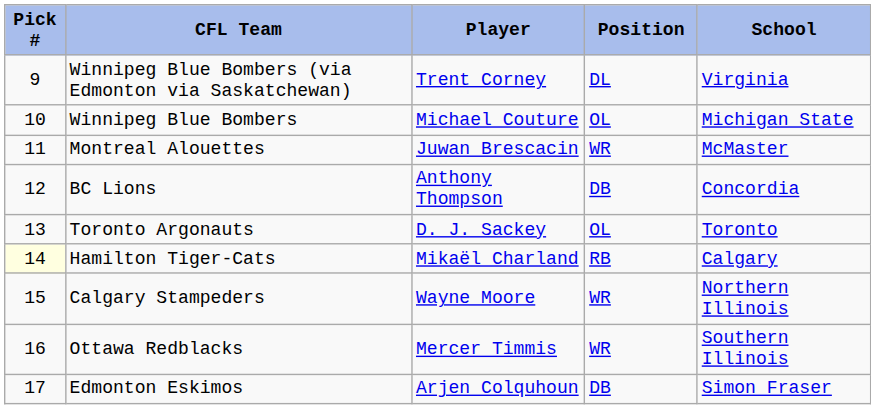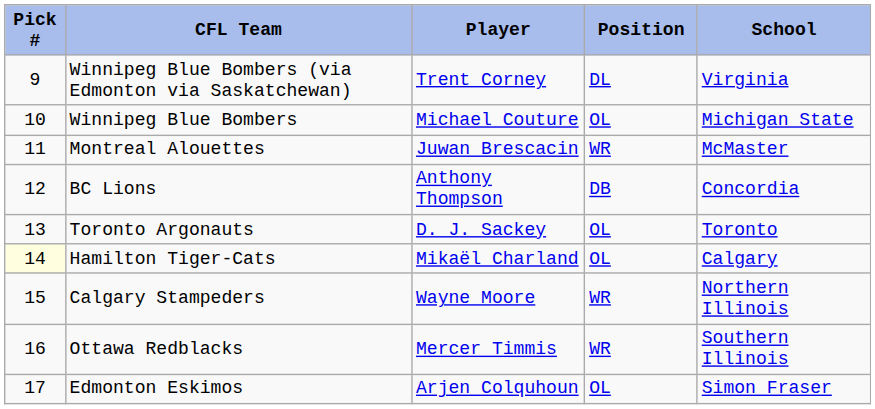(600, 259) RB -> (600, 259) OL
(600, 389) DB -> (600, 389) OL
